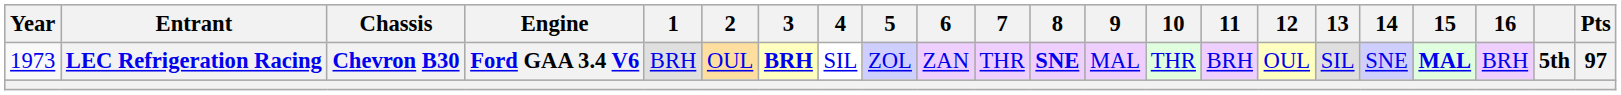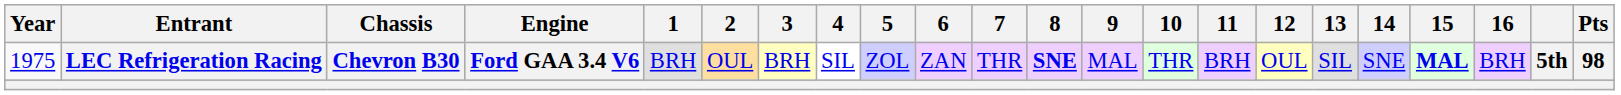(33, 60) 1973 -> (33, 60) 1975
(788, 60) bold -> (787, 60) normal
(1596, 60) 97 -> (1593, 60) 98
